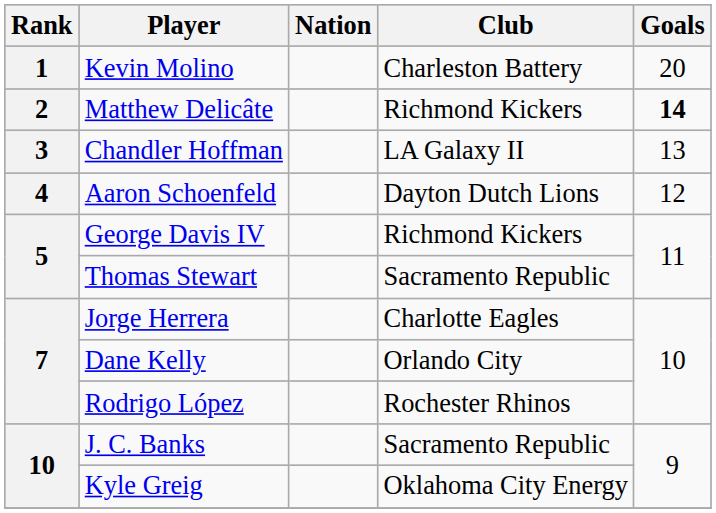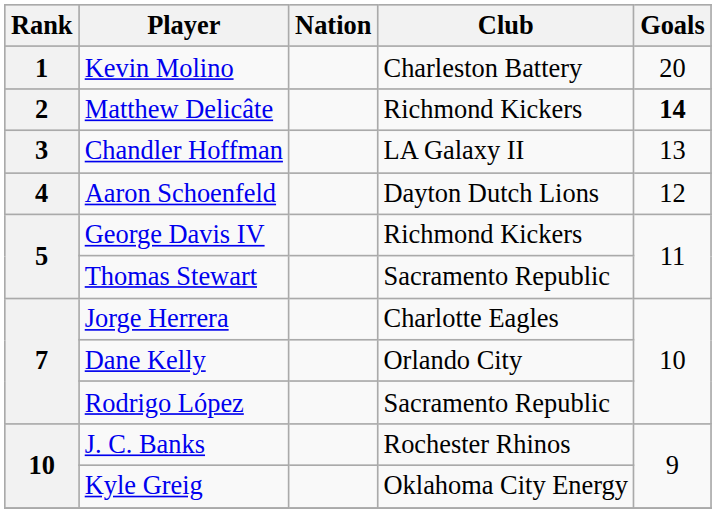(477, 402) Rochester Rhinos -> (497, 402) Sacramento Republic
(497, 444) Sacramento Republic -> (477, 444) Rochester Rhinos
